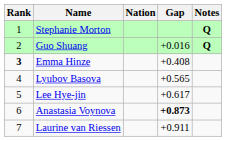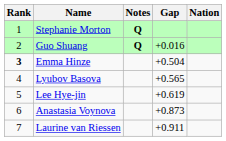columns swapped: (141, 12) <-> (207, 12)
(175, 62) +0.408 -> (170, 62) +0.504
(175, 95) +0.617 -> (170, 95) +0.619
(175, 111) bold -> (170, 111) normal
